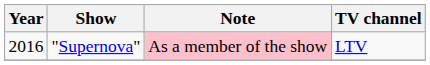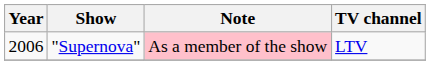(26, 45) 2016 -> (26, 45) 2006
